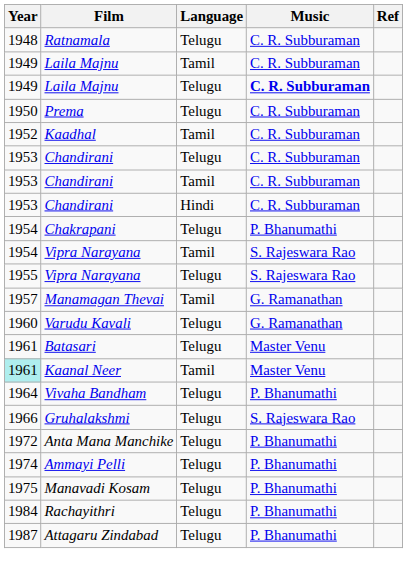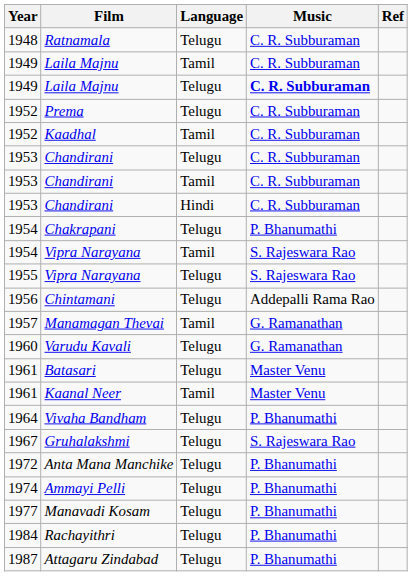(23, 110) 1950 -> (23, 110) 1952
+ row: (80, 299)
(23, 370) paleturquoise background -> (23, 393) no background
(23, 417) 1966 -> (23, 441) 1967
(23, 488) 1975 -> (23, 511) 1977
